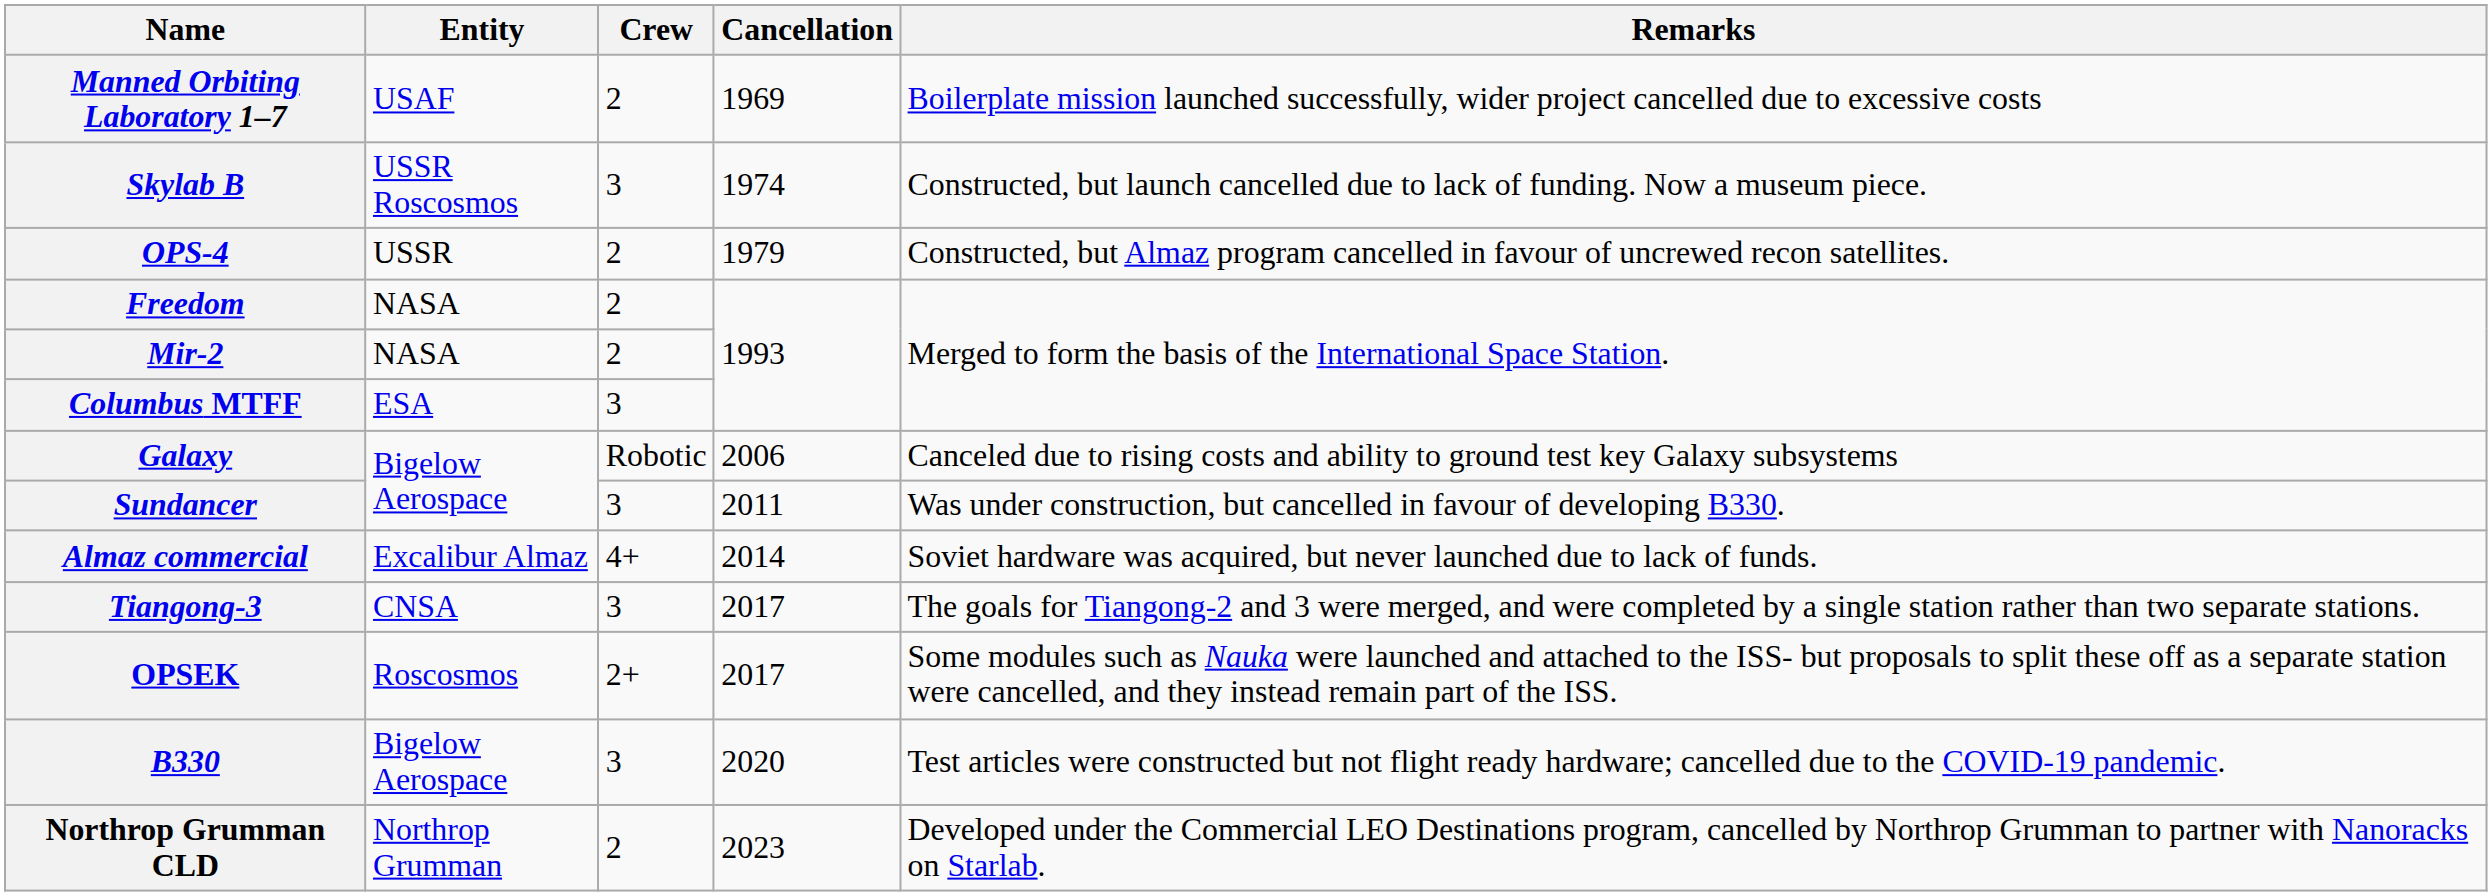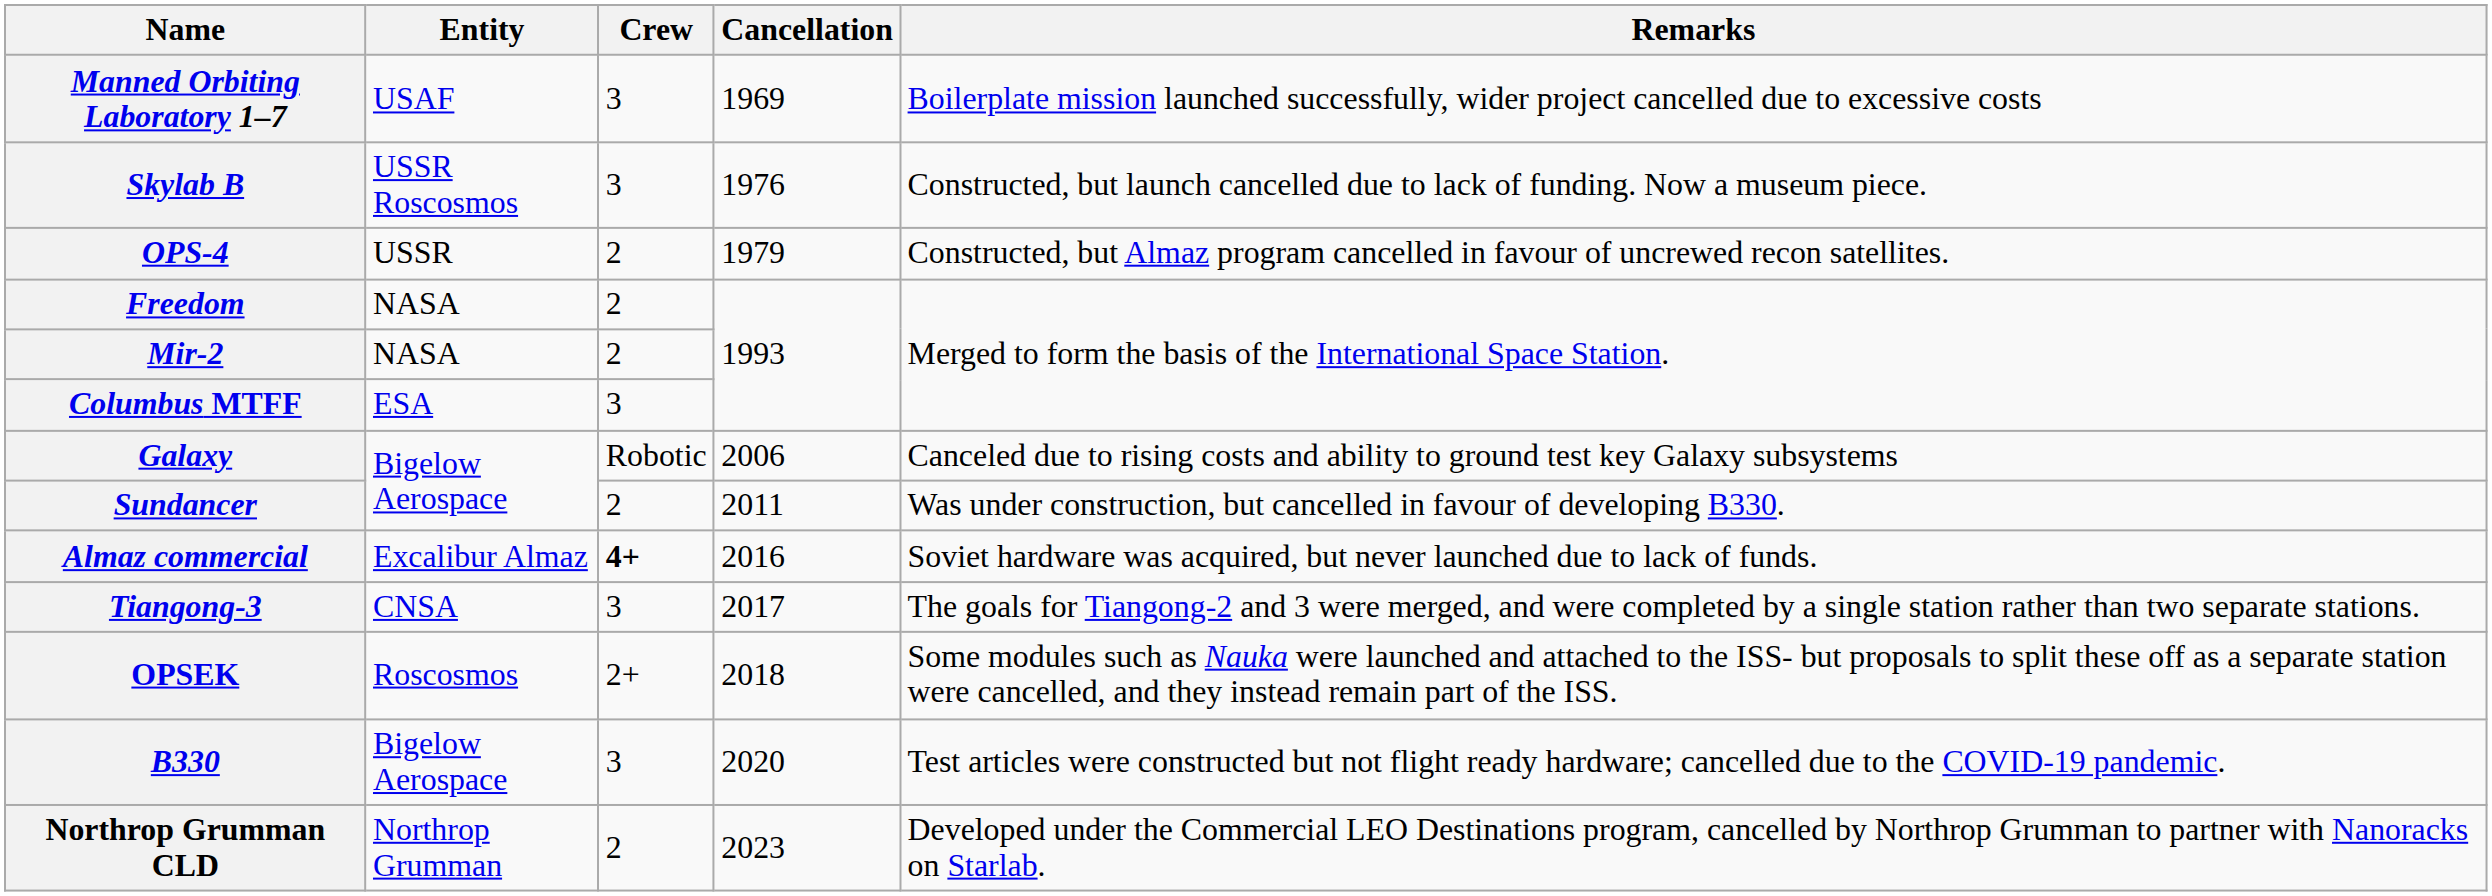(614, 98) 2 -> (614, 98) 3
(753, 184) 1974 -> (753, 184) 1976
(614, 505) 3 -> (614, 505) 2
(623, 555) normal -> (623, 555) bold
(753, 555) 2014 -> (753, 555) 2016
(753, 674) 2017 -> (753, 674) 2018
